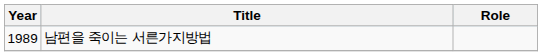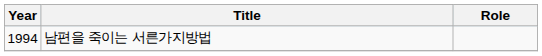(23, 39) 1989 -> (23, 39) 1994
